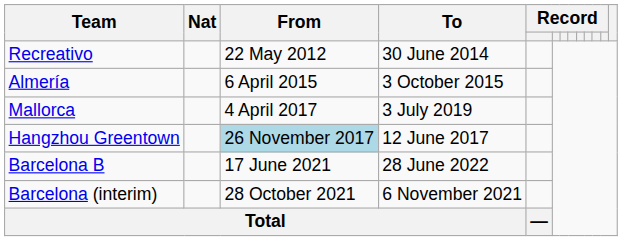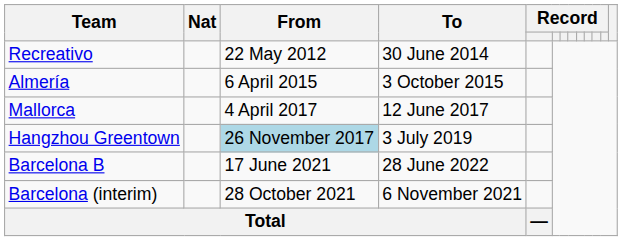(427, 110) 3 July 2019 -> (436, 110) 12 June 2017
(436, 138) 12 June 2017 -> (427, 138) 3 July 2019
